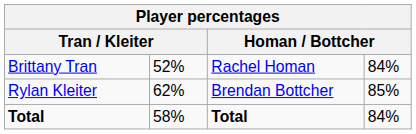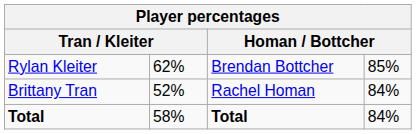rows swapped: (53, 66) <-> (53, 91)
